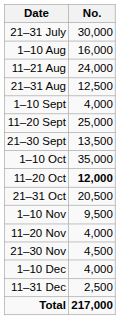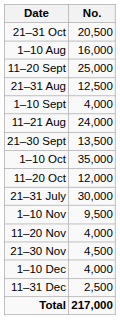rows swapped: (38, 31) <-> (39, 196)
rows swapped: (39, 68) <-> (37, 123)
(95, 178) bold -> (95, 178) normal
